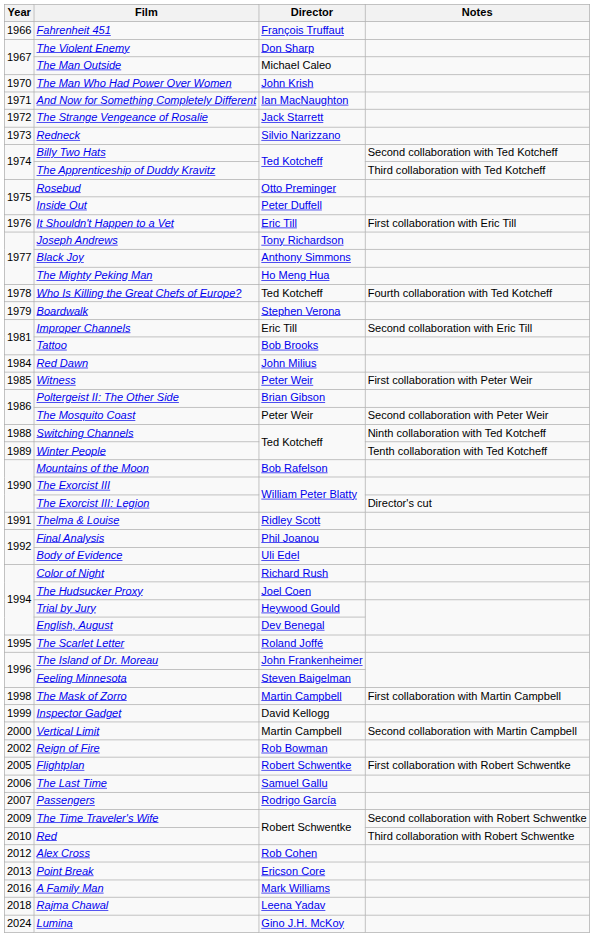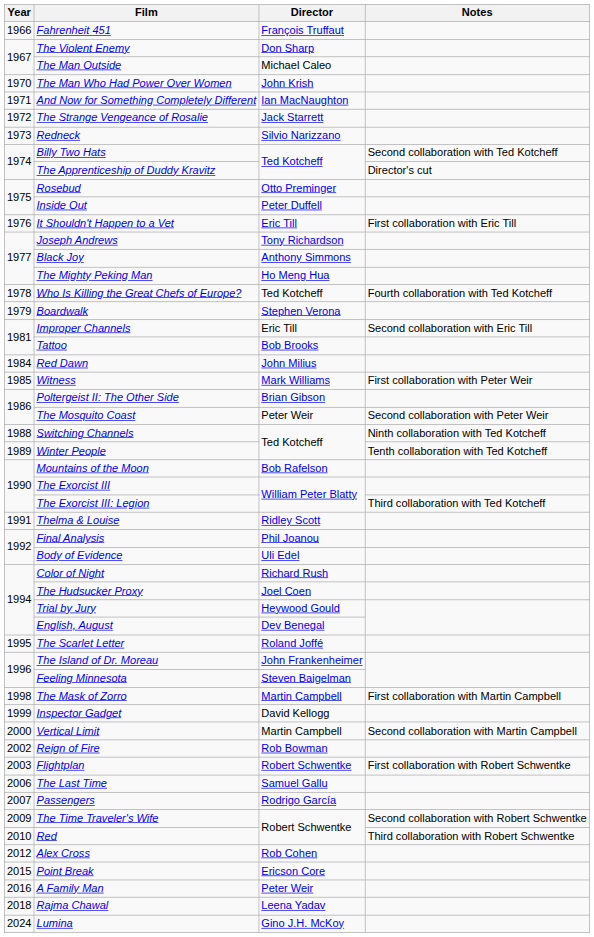(456, 170) Third collaboration with Ted Kotcheff -> (400, 170) Director's cut
(287, 380) Peter Weir -> (296, 380) Mark Williams
(400, 503) Director's cut -> (456, 503) Third collaboration with Ted Kotcheff
(19, 766) 2005 -> (19, 766) 2003
(19, 871) 2013 -> (19, 871) 2015
(296, 888) Mark Williams -> (287, 888) Peter Weir
